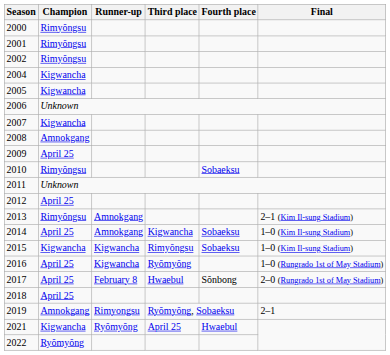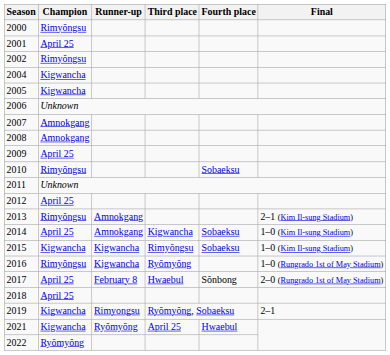(63, 43) Rimyŏngsu -> (57, 43) April 25
(63, 122) Kigwancha -> (65, 122) Amnokgang
(57, 264) April 25 -> (63, 264) Rimyŏngsu
(65, 311) Amnokgang -> (63, 311) Kigwancha
